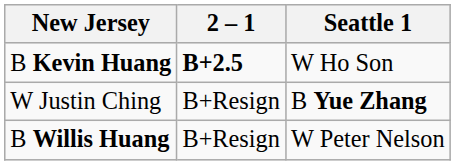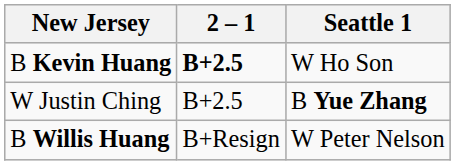(231, 100) B+Resign -> (213, 100) B+2.5
